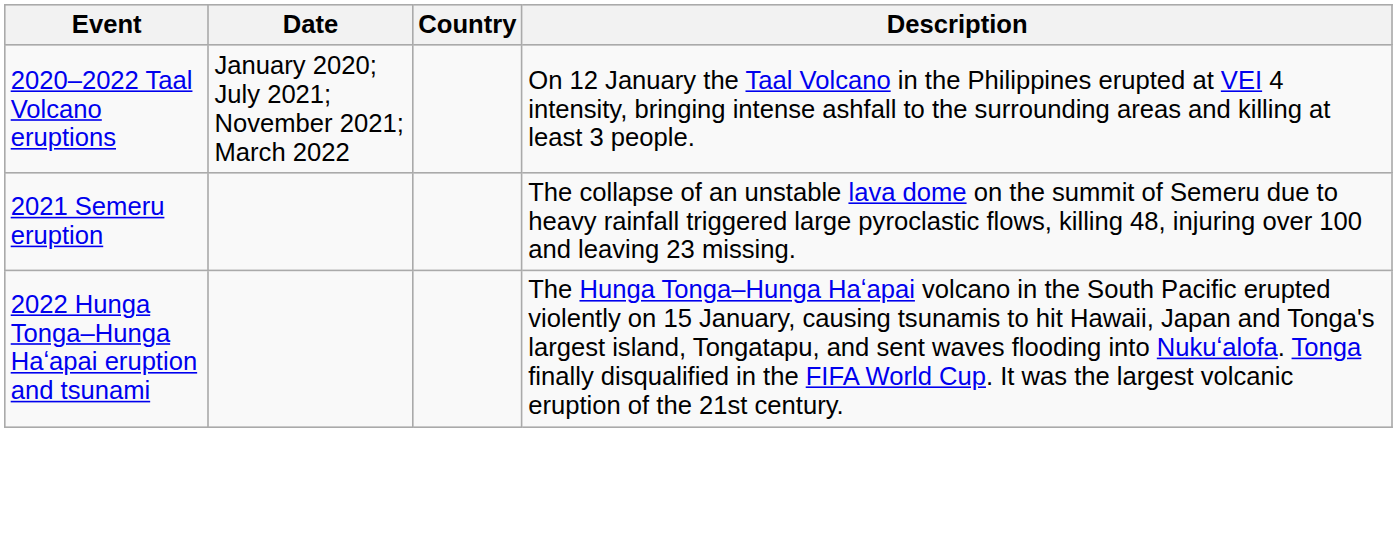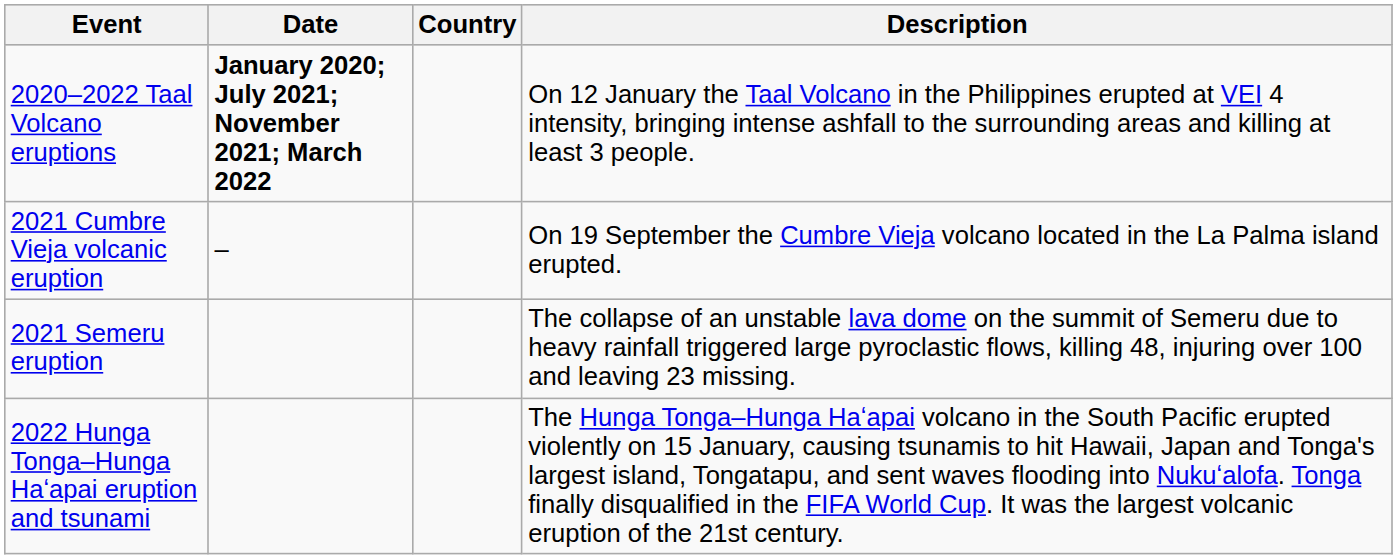(309, 108) normal -> (300, 123) bold
+ row: (89, 249)
